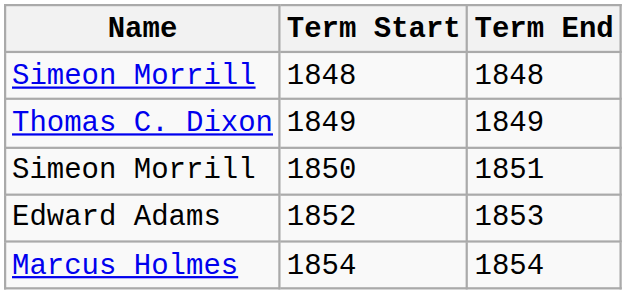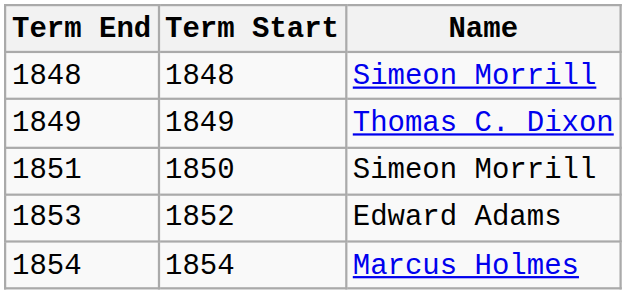columns swapped: (143, 29) <-> (544, 29)
